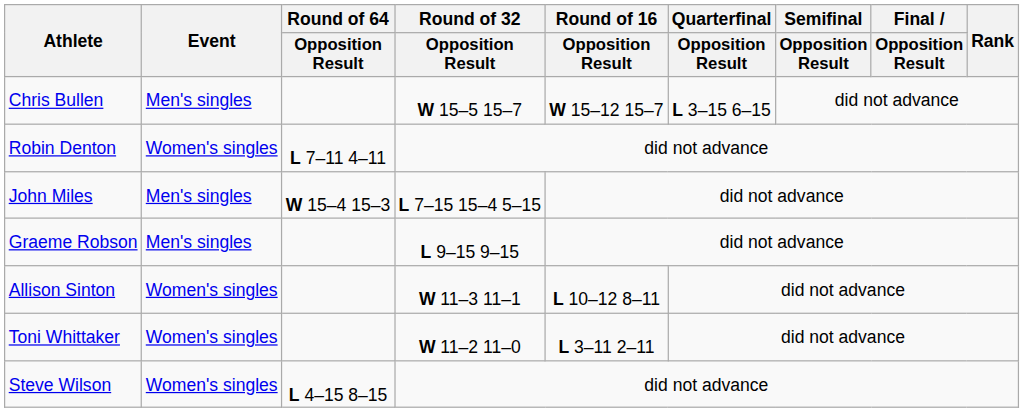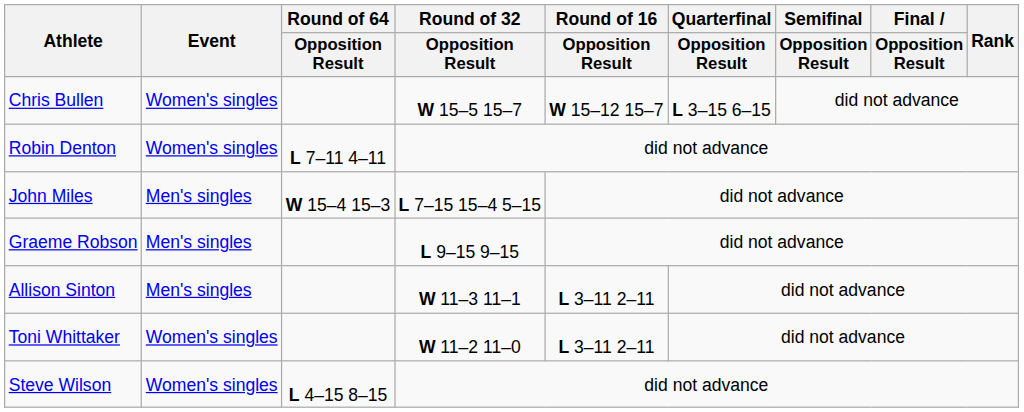(199, 101) Men's singles -> (212, 101) Women's singles
(212, 290) Women's singles -> (199, 290) Men's singles
(606, 300) L 10–12 8–11 -> (606, 300) L 3–11 2–11
